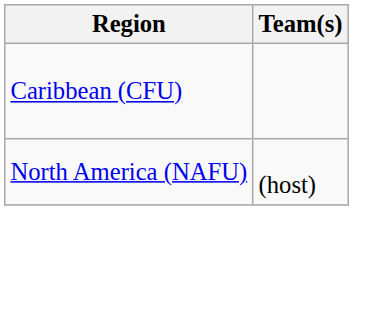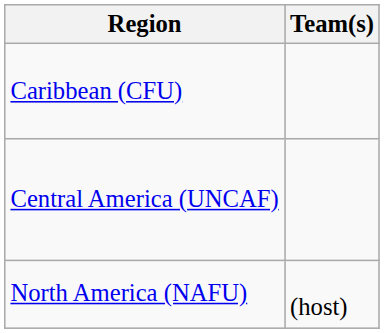+ row: (145, 199)
